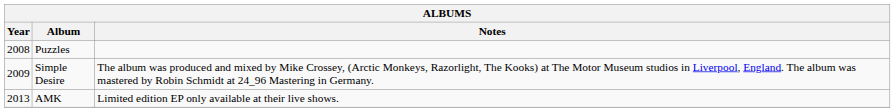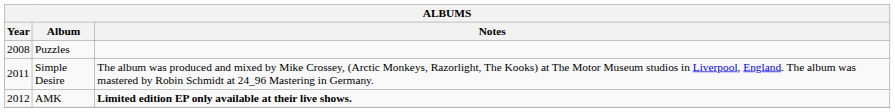(18, 73) 2009 -> (18, 73) 2011
(18, 98) 2013 -> (18, 98) 2012
(218, 98) normal -> (225, 98) bold
